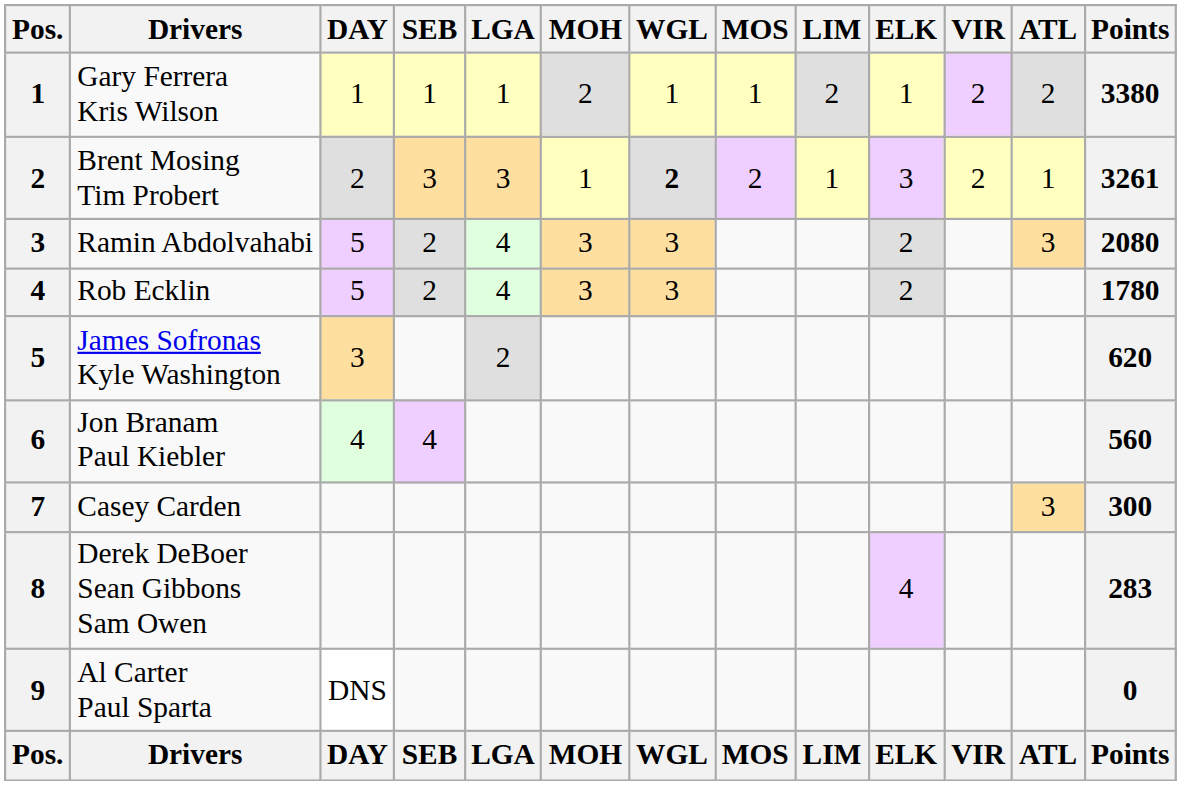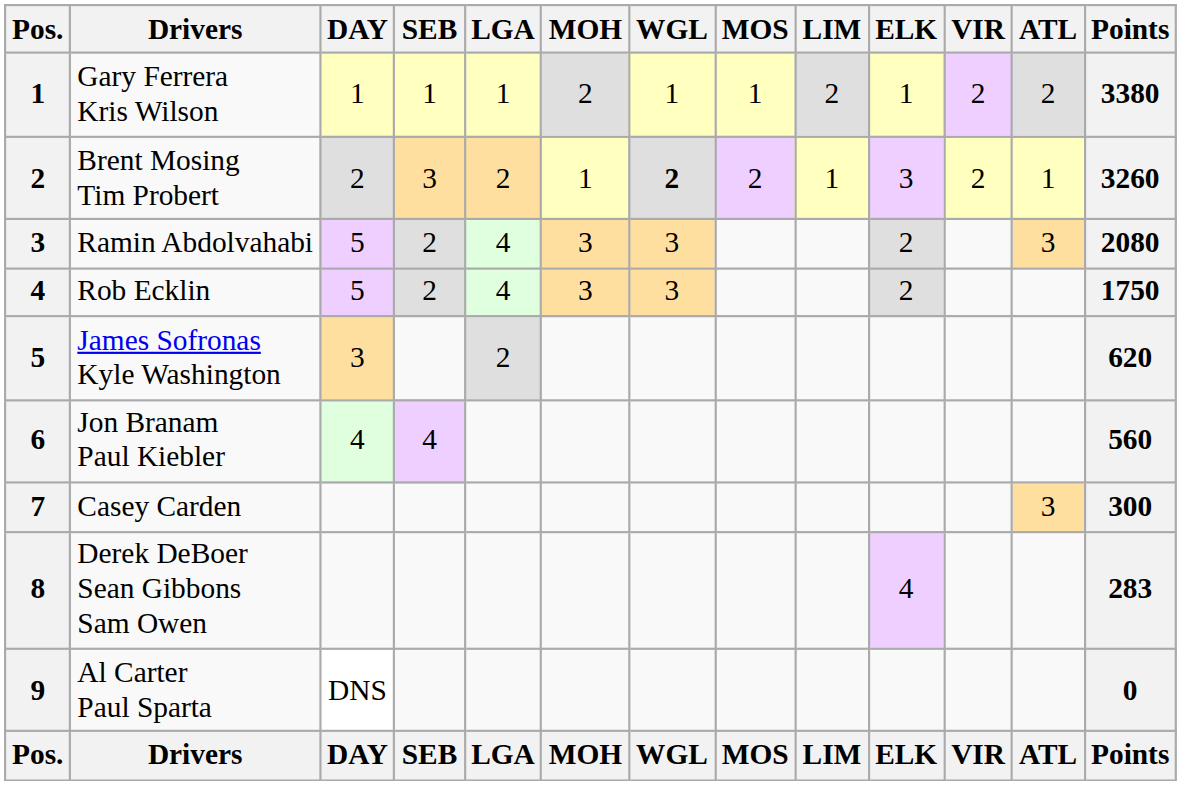(503, 177) 3 -> (503, 177) 2
(1130, 177) 3261 -> (1130, 177) 3260
(1130, 291) 1780 -> (1130, 291) 1750
